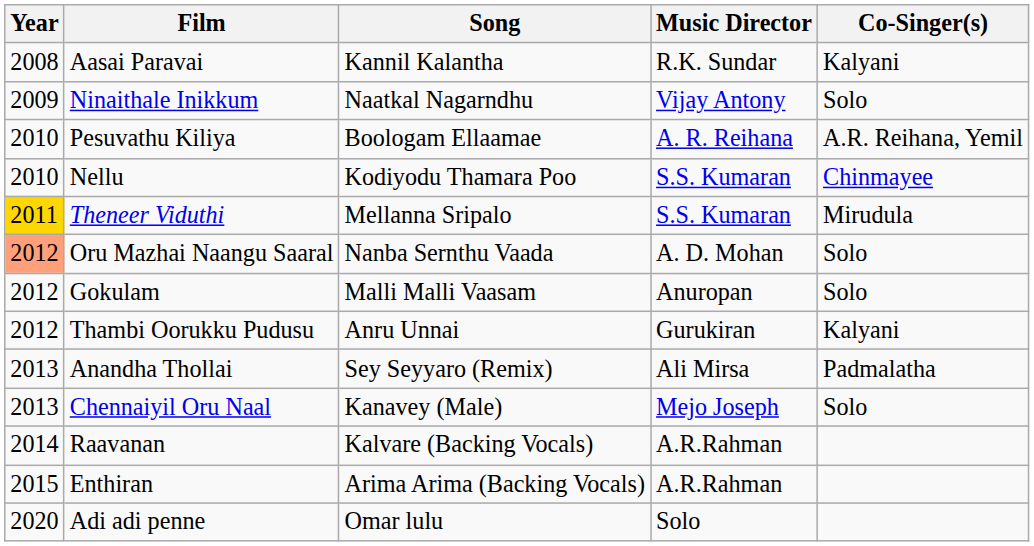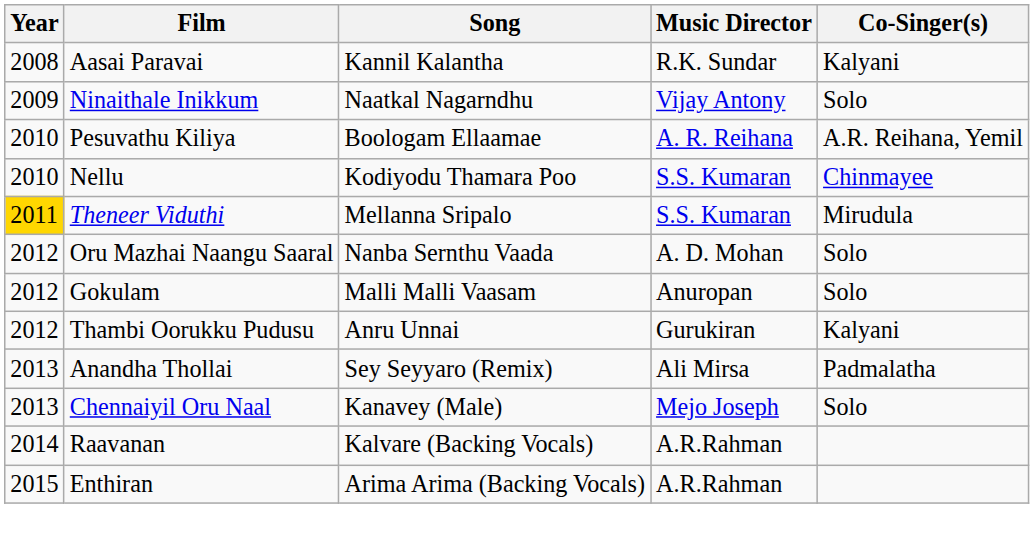(34, 253) lightsalmon background -> (34, 253) no background
- row: (138, 521)
